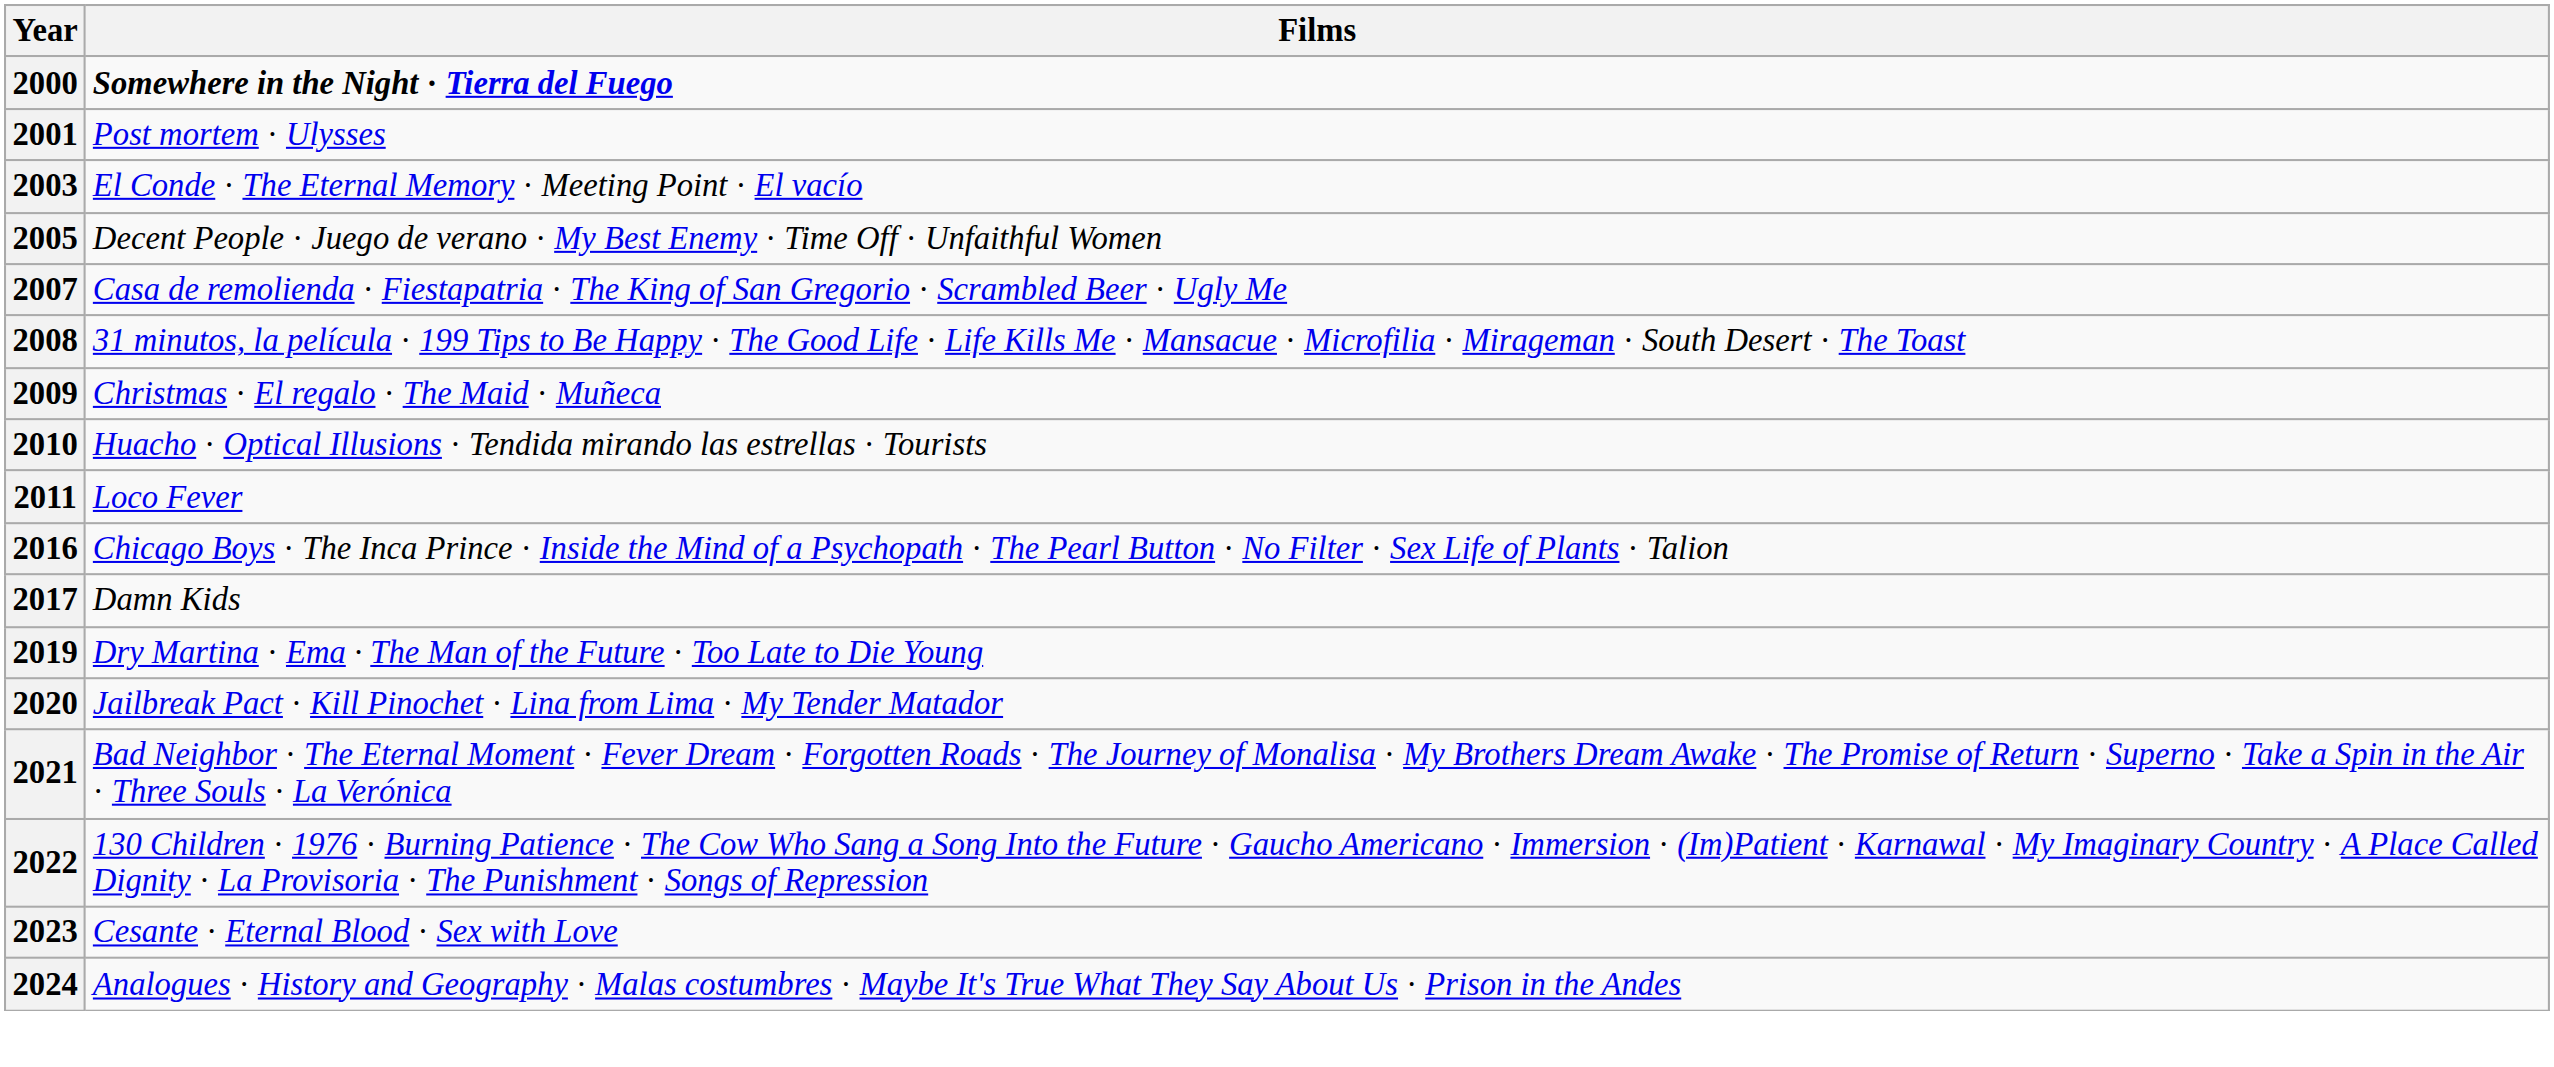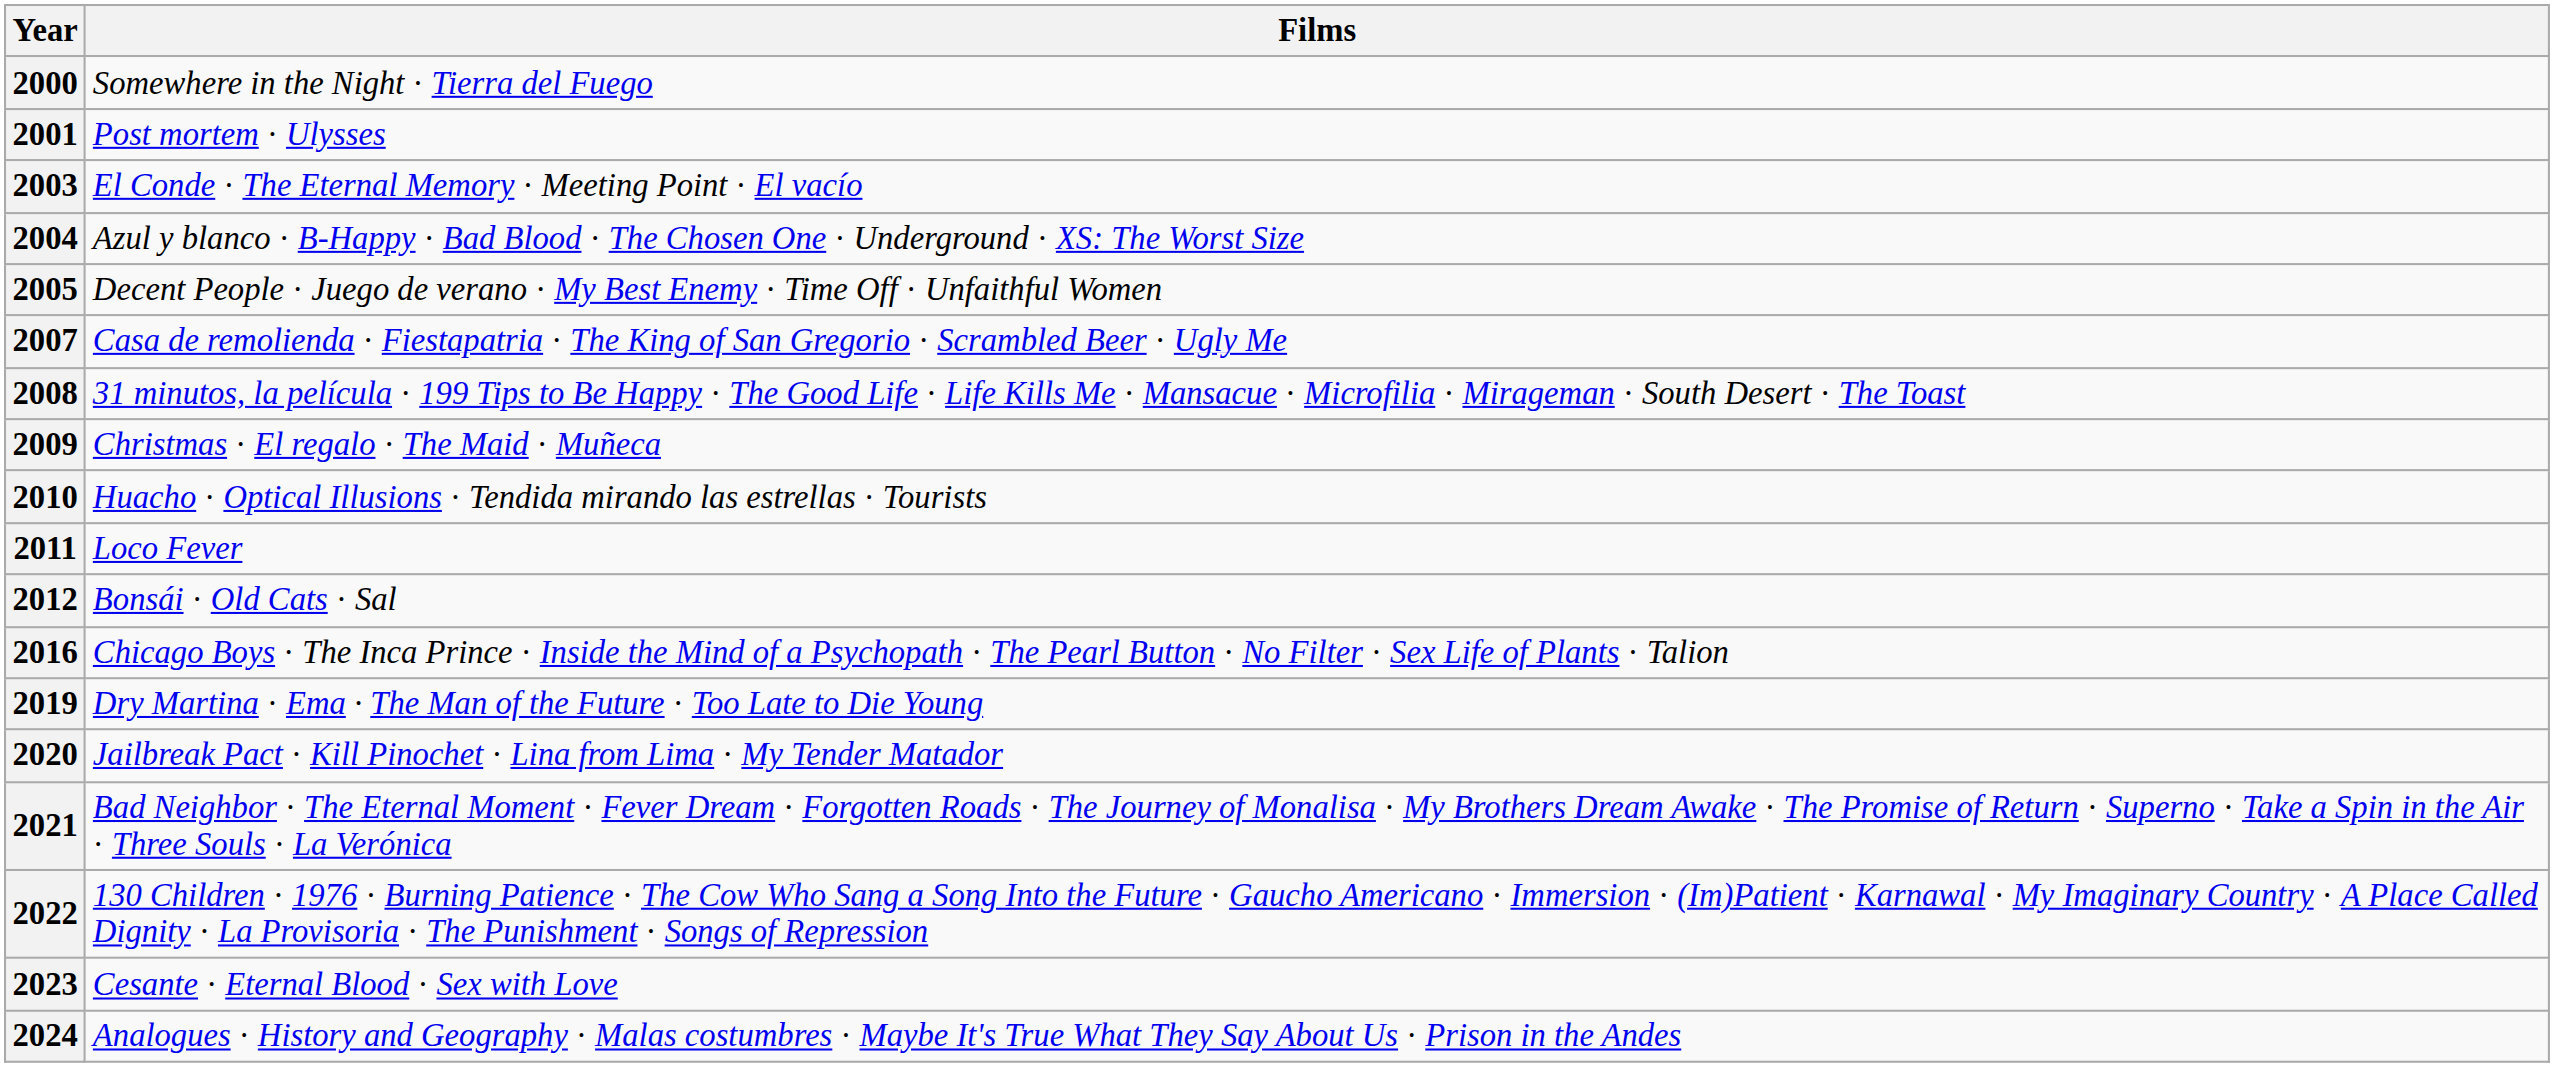(383, 82) bold -> (373, 82) normal
+ row: (45, 237)
+ row: (45, 599)
- row: (45, 599)
